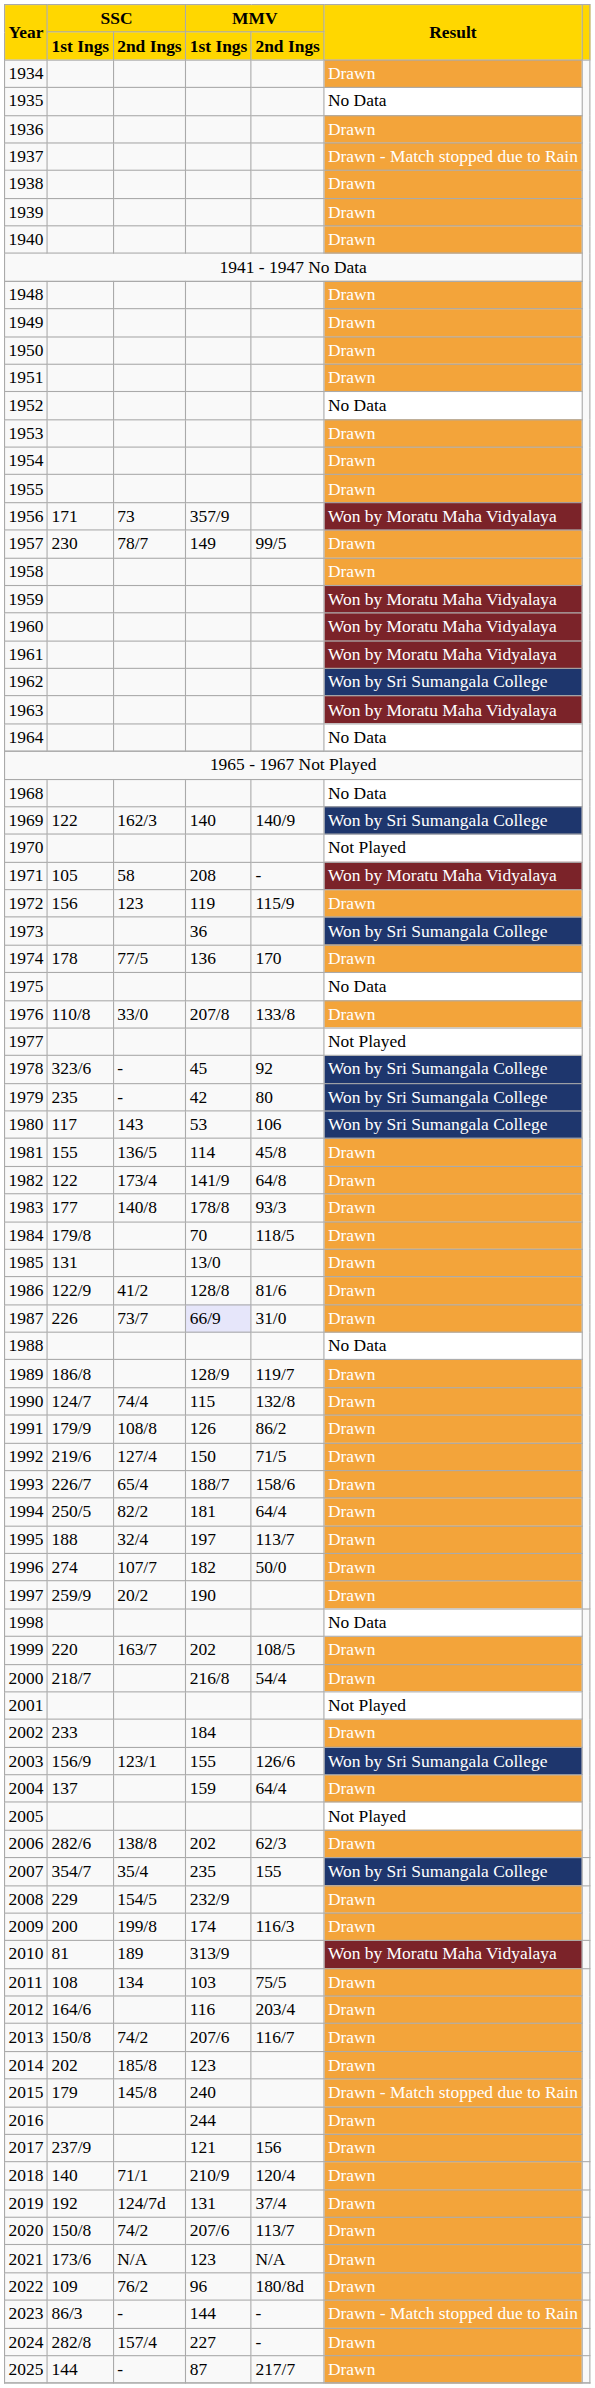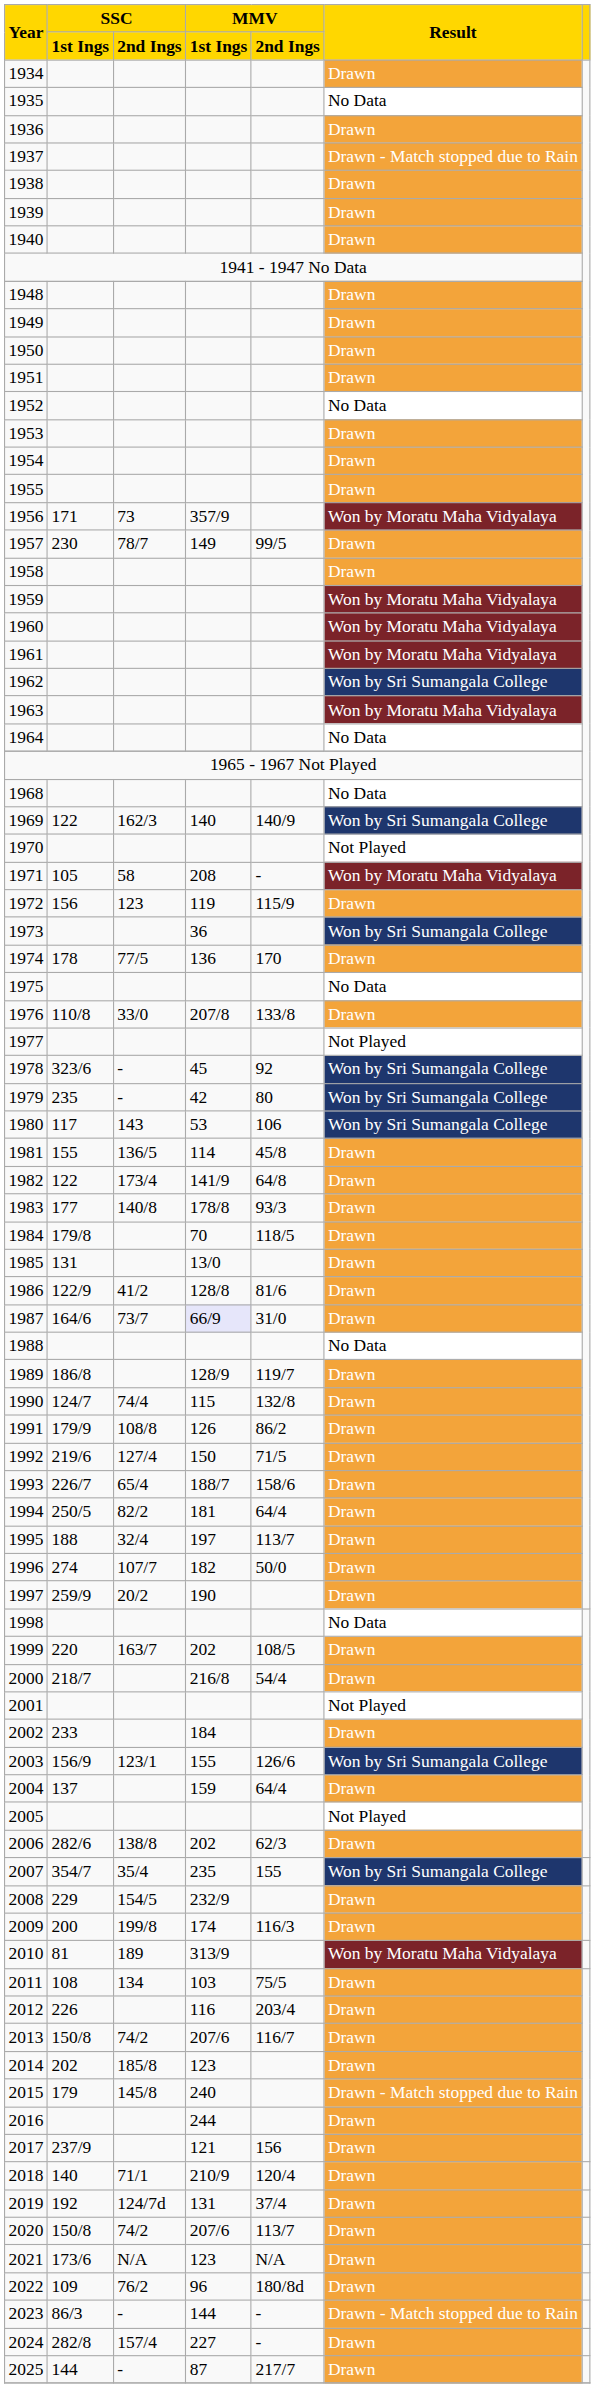(65, 1318) 226 -> (71, 1318) 164/6
(71, 2009) 164/6 -> (65, 2009) 226
